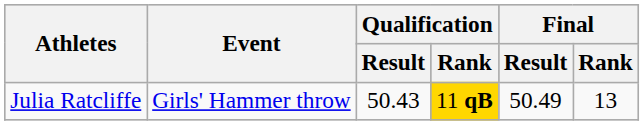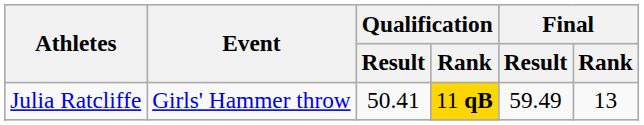(393, 101) 50.43 -> (393, 101) 50.41
(535, 101) 50.49 -> (535, 101) 59.49
